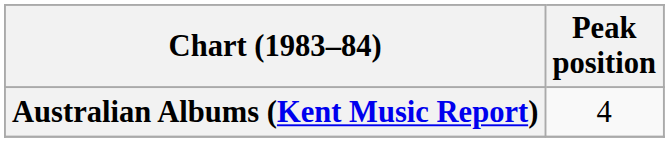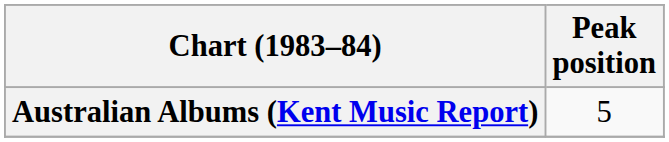(604, 111) 4 -> (604, 111) 5
